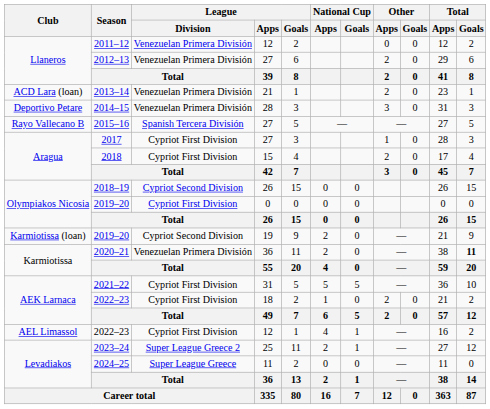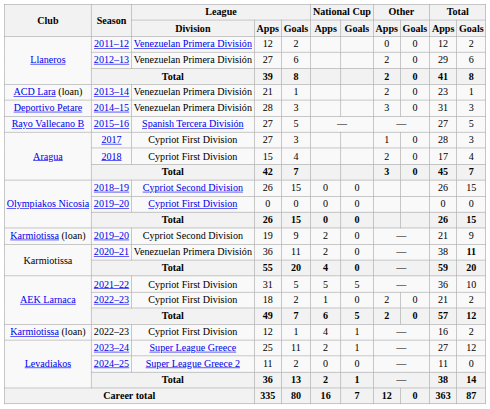(48, 332) AEL Limassol -> (48, 332) Karmiotissa (loan)
(193, 348) Super League Greece 2 -> (193, 348) Super League Greece
(193, 364) Super League Greece -> (193, 364) Super League Greece 2
